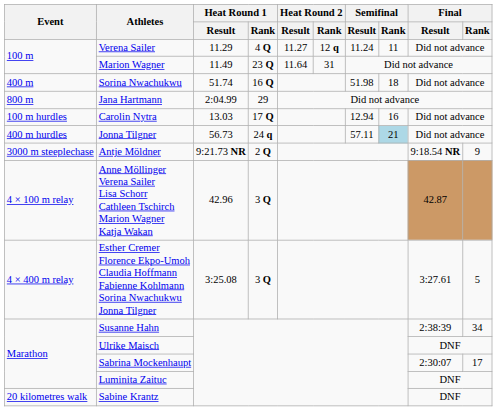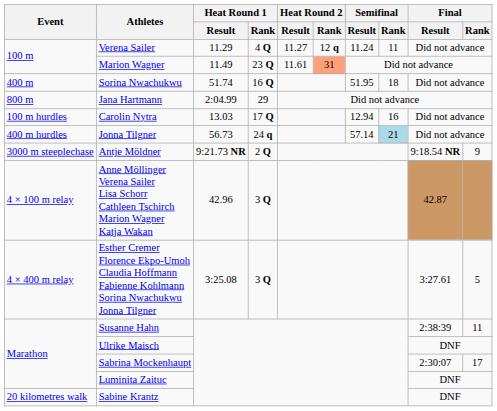(296, 65) 11.64 -> (296, 65) 11.61
(329, 65) no background -> (329, 65) lightsalmon background
(362, 82) 51.98 -> (362, 82) 51.95
(362, 134) 57.11 -> (362, 134) 57.14
(477, 328) 34 -> (477, 328) 11
